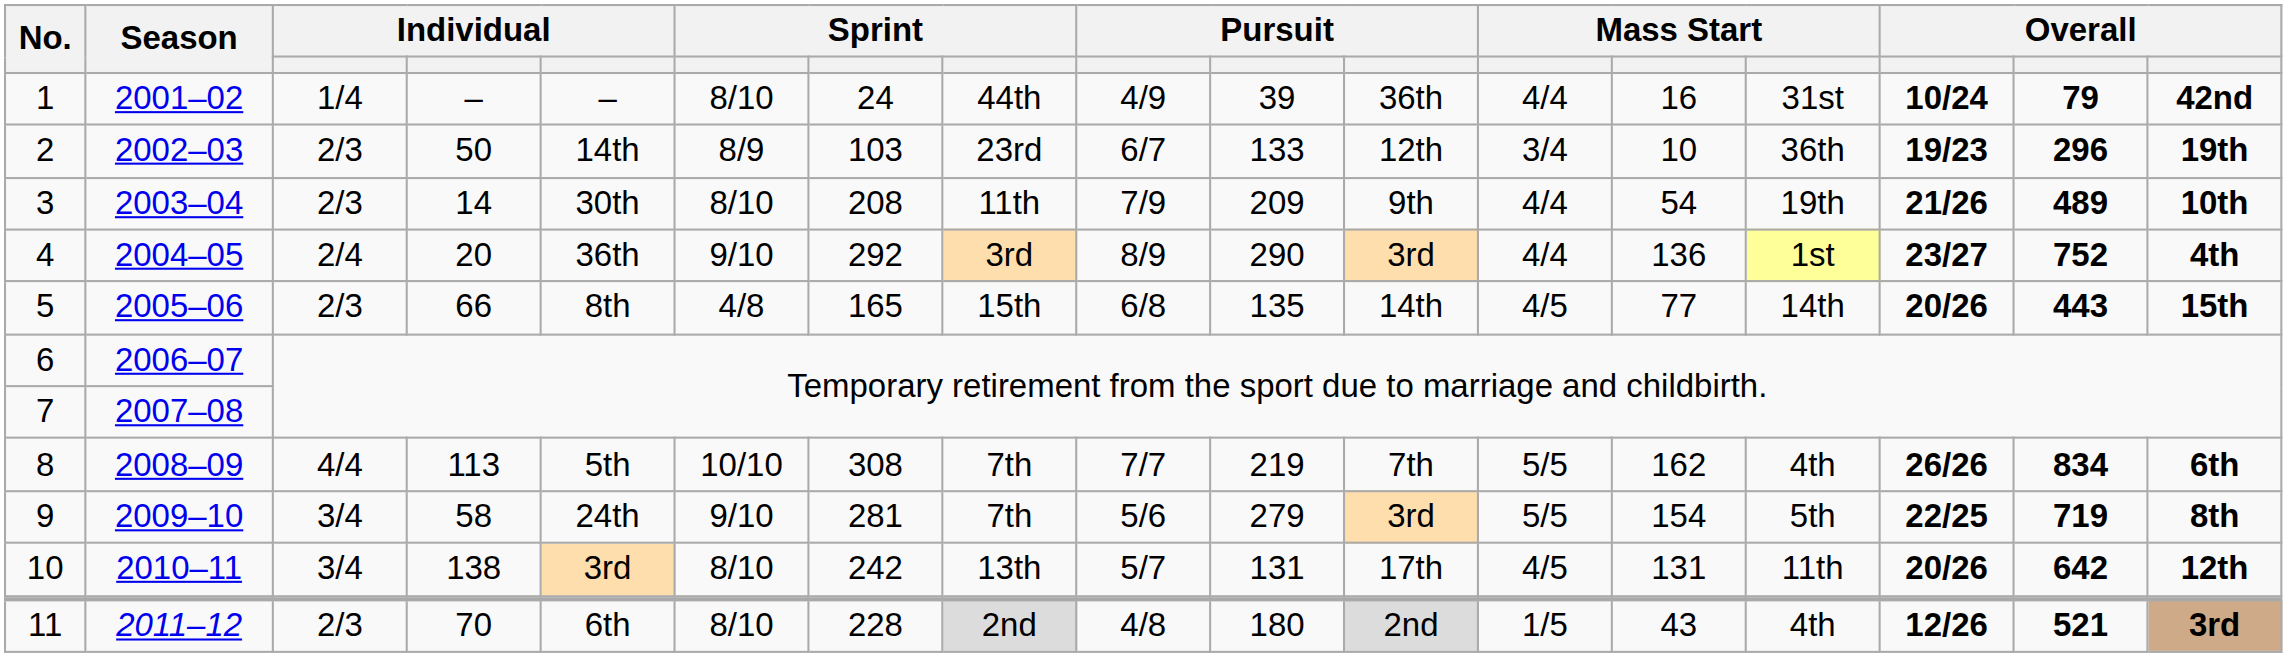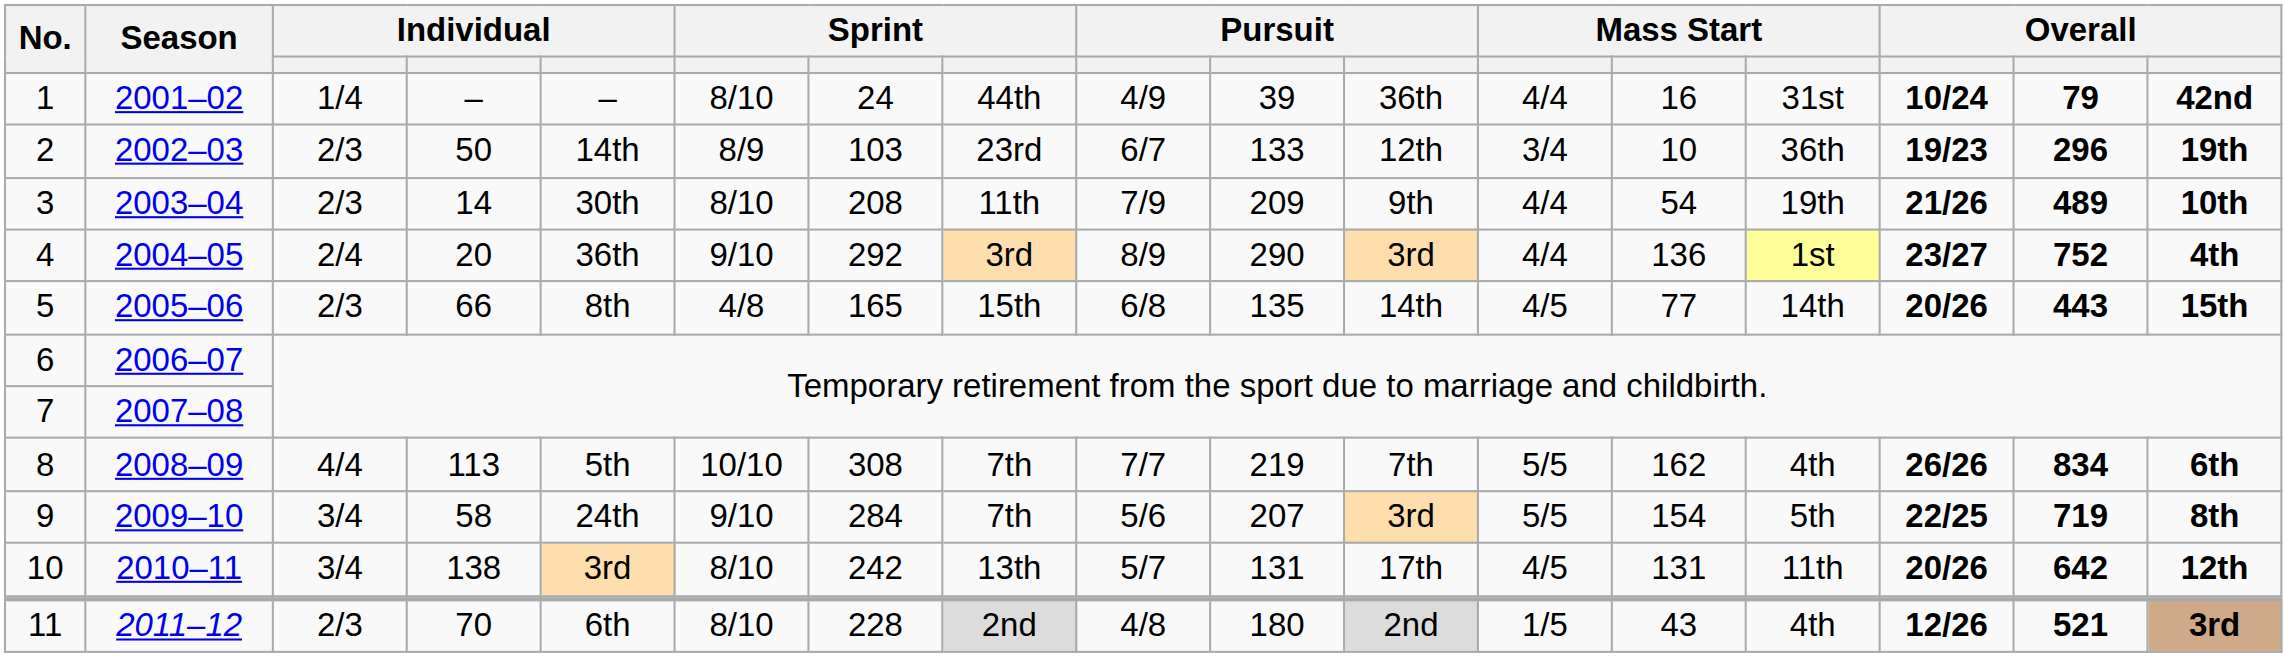(875, 516) 281 -> (875, 516) 284
(1277, 516) 279 -> (1277, 516) 207
